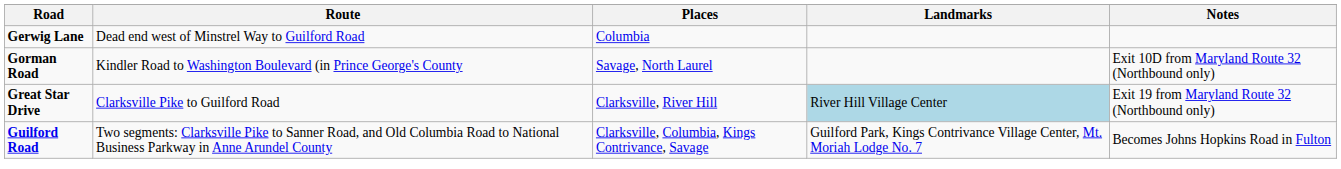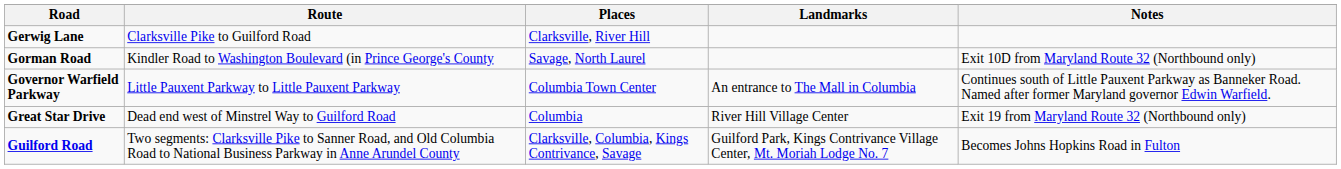(230, 36) Dead end west of Minstrel Way to Guilford Road -> (219, 36) Clarksville Pike to Guilford Road
(623, 36) Columbia -> (589, 36) Clarksville, River Hill
+ row: (63, 87)
(188, 102) Clarksville Pike to Guilford Road -> (261, 116) Dead end west of Minstrel Way to Guilford Road
(657, 102) Clarksville, River Hill -> (556, 116) Columbia
(879, 102) lightblue background -> (780, 116) no background
